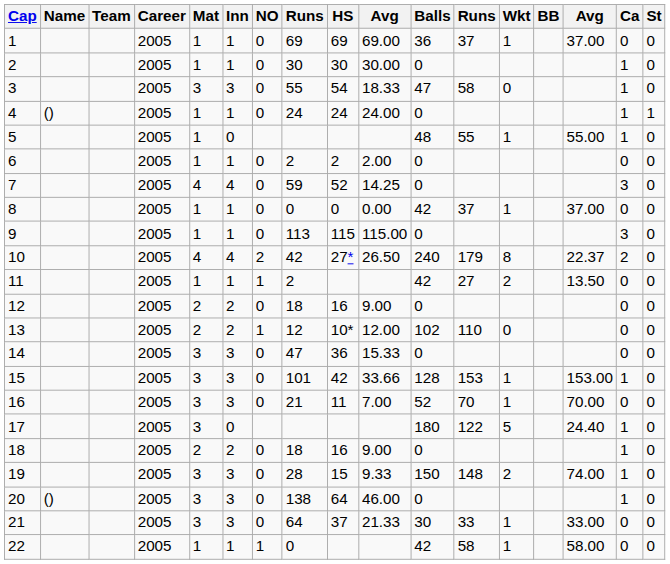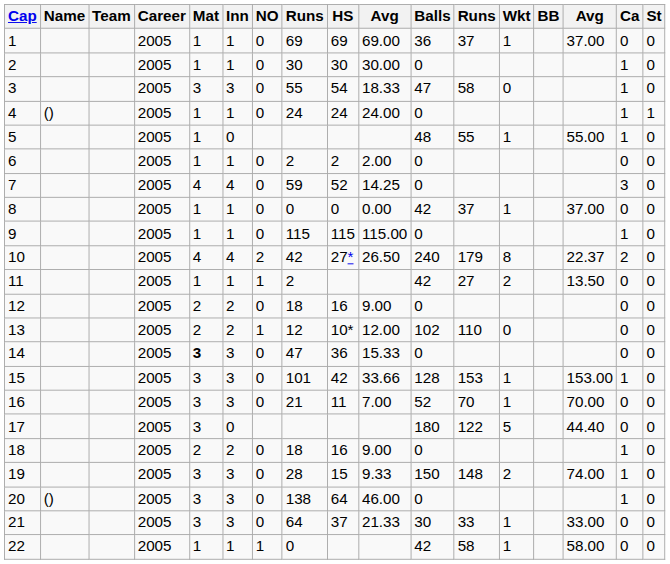(298, 233) 113 -> (298, 233) 115
(624, 233) 3 -> (624, 233) 1
(197, 354) normal -> (197, 354) bold
(585, 426) 24.40 -> (585, 426) 44.40
(624, 426) 1 -> (624, 426) 0
